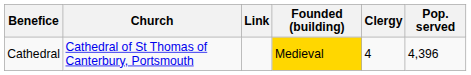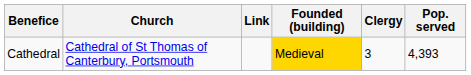(368, 53) 4 -> (368, 53) 3
(423, 53) 4,396 -> (423, 53) 4,393
